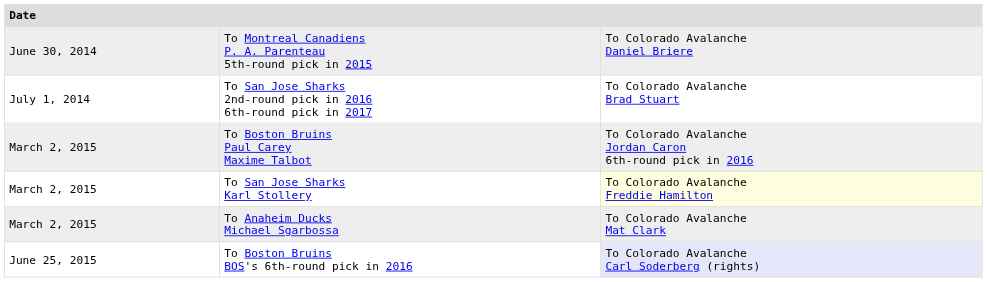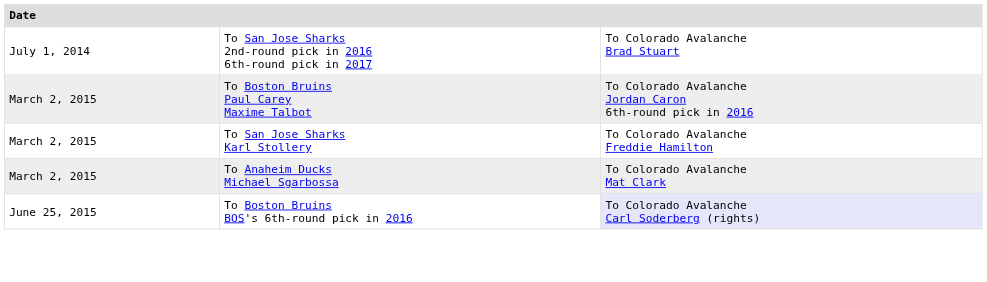- row: (298, 51)
(676, 189) lightyellow background -> (676, 141) no background
